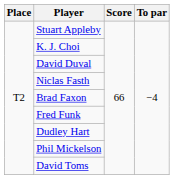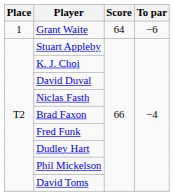+ row: (62, 30)
